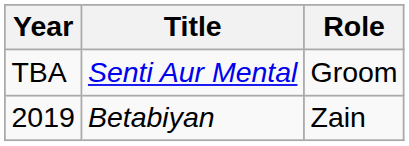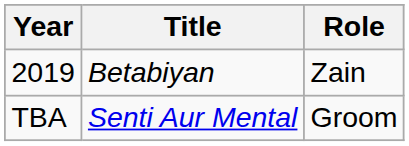rows swapped: (43, 117) <-> (39, 72)
